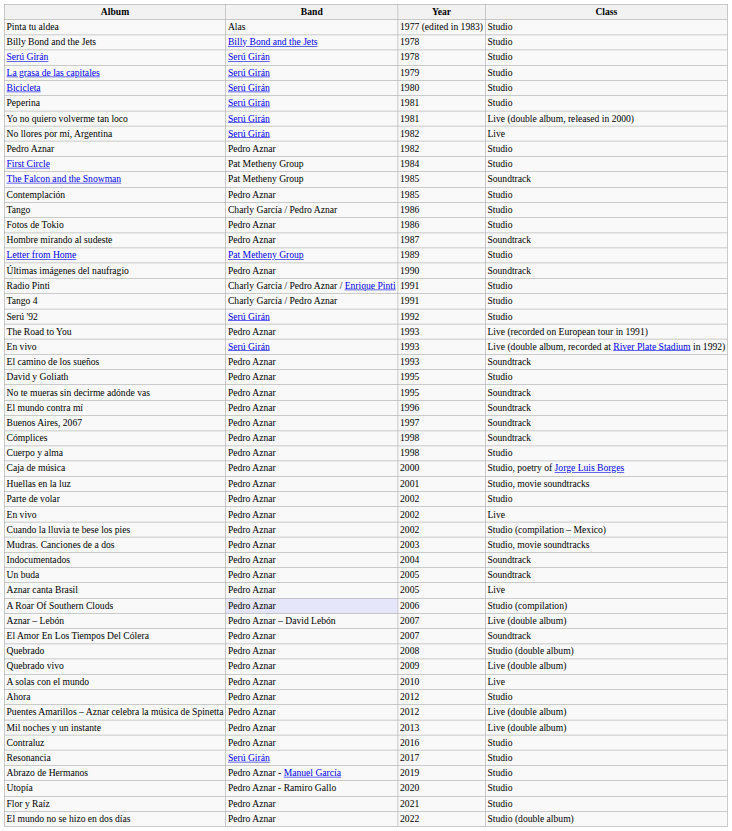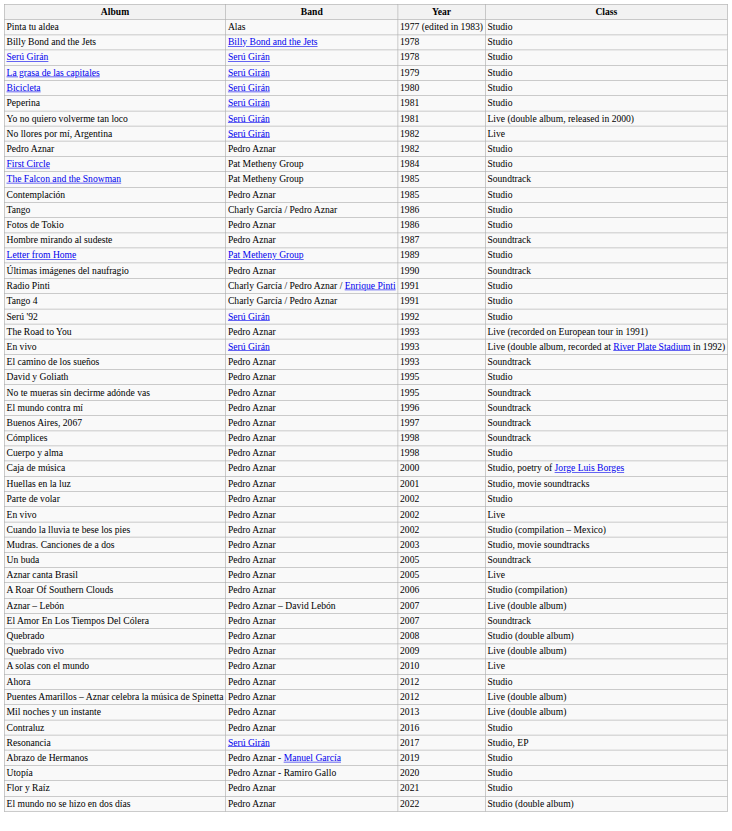- row: (38, 560)
(252, 605) lavender background -> (252, 590) no background
(500, 758) Studio -> (508, 742) Studio, EP
